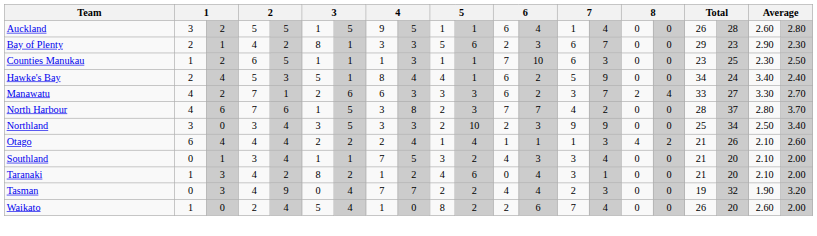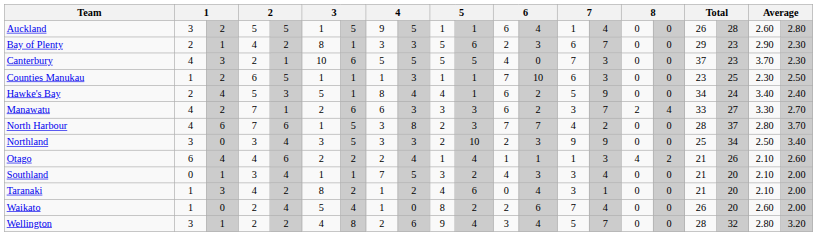+ row: (30, 61)
(286, 142) 4 -> (286, 158) 6
- row: (23, 191)
+ row: (29, 223)
